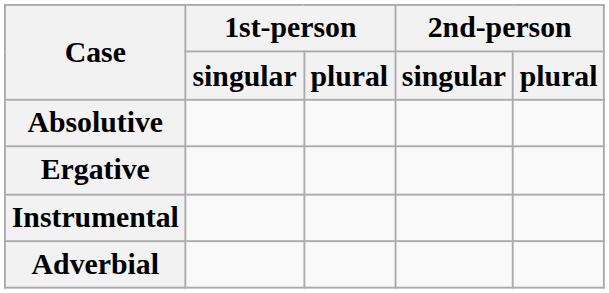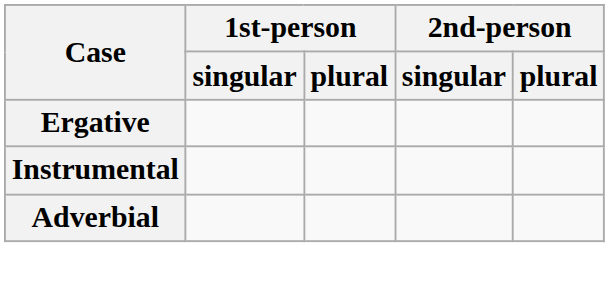- row: (95, 122)
